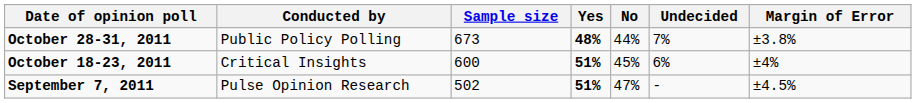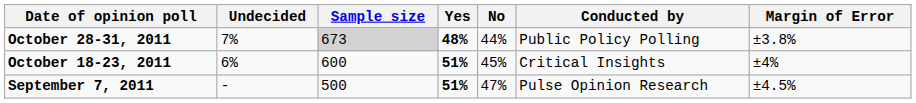columns swapped: (334, 16) <-> (699, 16)
(467, 40) no background -> (334, 40) lightgrey background
(467, 86) 502 -> (334, 86) 500
